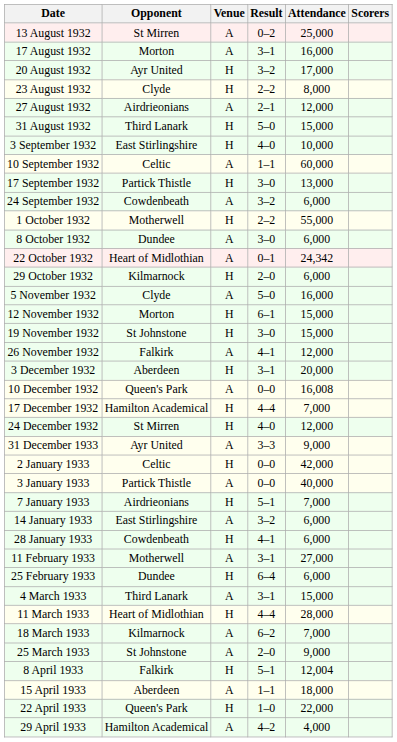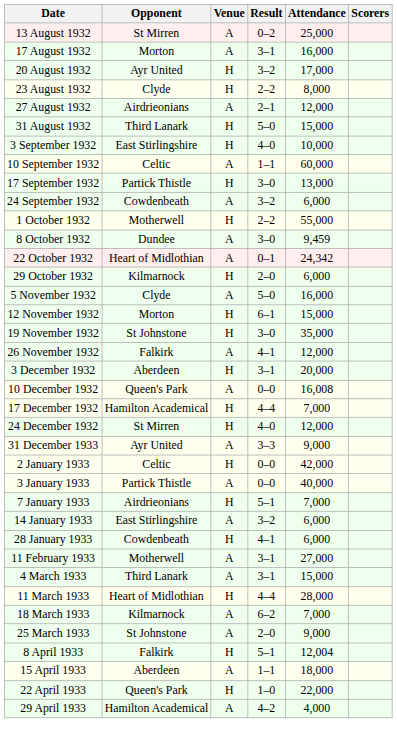(317, 239) 6,000 -> (317, 239) 9,459
(317, 333) 15,000 -> (317, 333) 35,000
- row: (53, 577)
